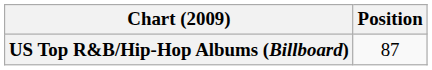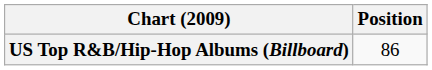(390, 49) 87 -> (390, 49) 86
